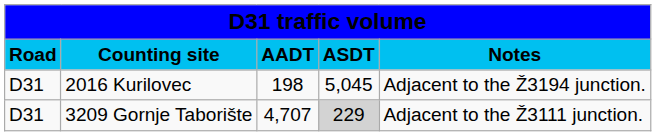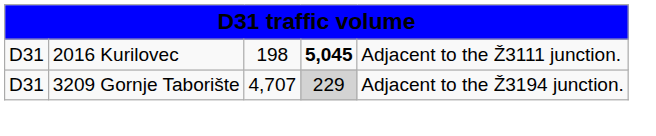- row: (159, 54)
(349, 84) normal -> (329, 54) bold
(515, 84) Adjacent to the Ž3194 junction. -> (491, 54) Adjacent to the Ž3111 junction.
(513, 114) Adjacent to the Ž3111 junction. -> (493, 84) Adjacent to the Ž3194 junction.
